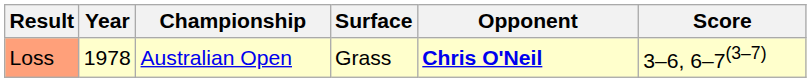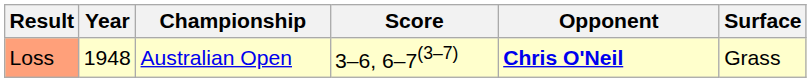columns swapped: (374, 21) <-> (722, 21)
(107, 57) 1978 -> (107, 57) 1948
